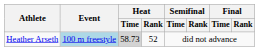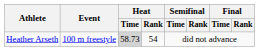(89, 39) lightblue background -> (89, 39) no background
(153, 39) 52 -> (153, 39) 54
